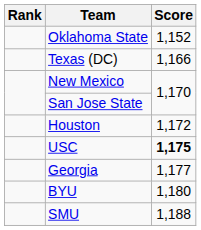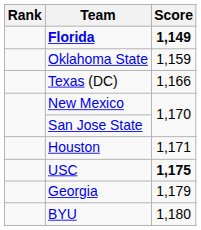+ row: (71, 37)
(174, 37) 1,152 -> (174, 59) 1,159
(174, 125) 1,172 -> (174, 147) 1,171
(174, 170) 1,177 -> (174, 192) 1,179
- row: (64, 214)
